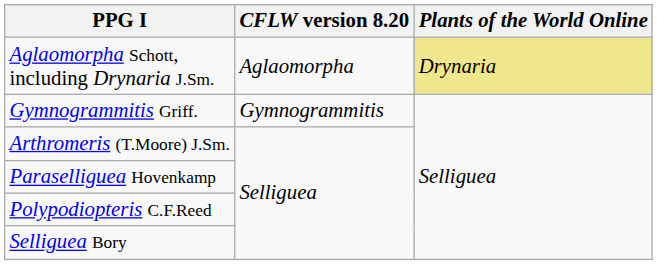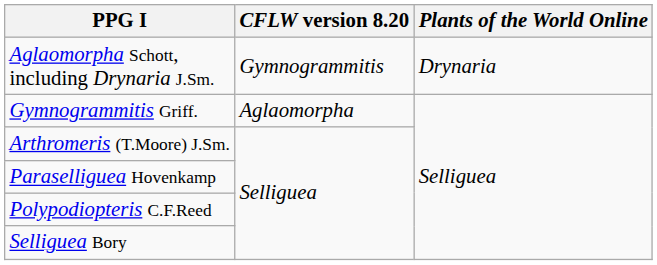(297, 65) Aglaomorpha -> (312, 65) Gymnogrammitis
(457, 65) khaki background -> (457, 65) no background
(312, 110) Gymnogrammitis -> (297, 110) Aglaomorpha
